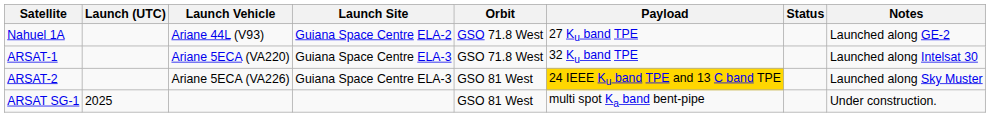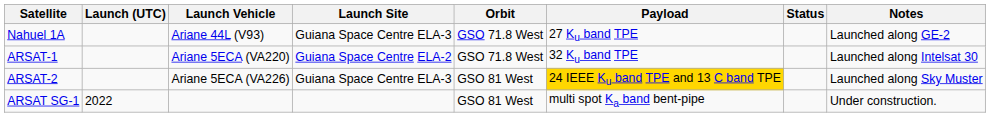(373, 35) Guiana Space Centre ELA-2 -> (373, 35) Guiana Space Centre ELA-3
(373, 57) Guiana Space Centre ELA-3 -> (373, 57) Guiana Space Centre ELA-2
(99, 101) 2025 -> (99, 101) 2022
